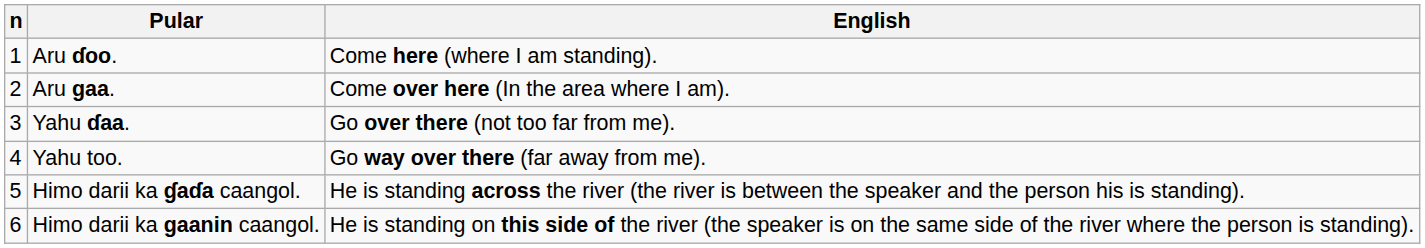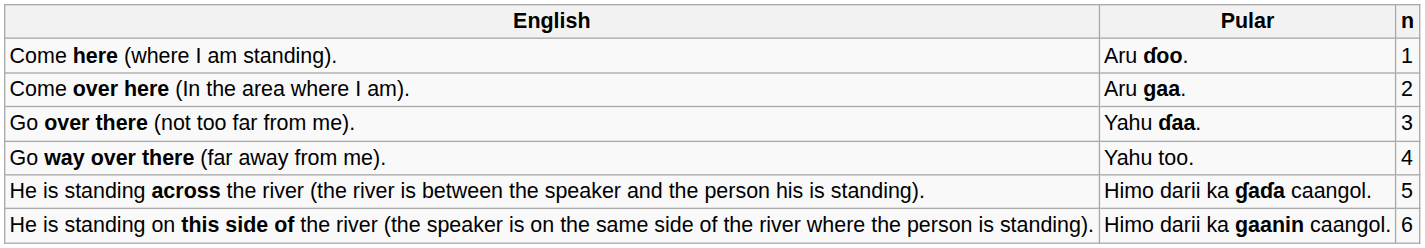columns swapped: (16, 21) <-> (872, 21)
